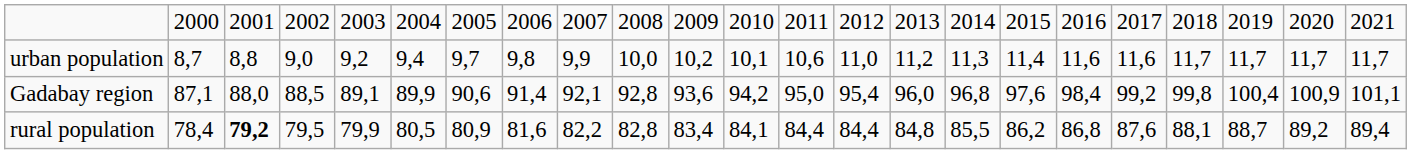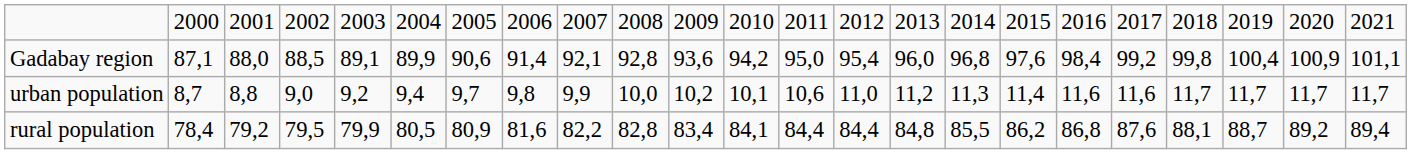rows swapped: (82, 93) <-> (87, 58)
(249, 129) bold -> (249, 129) normal
